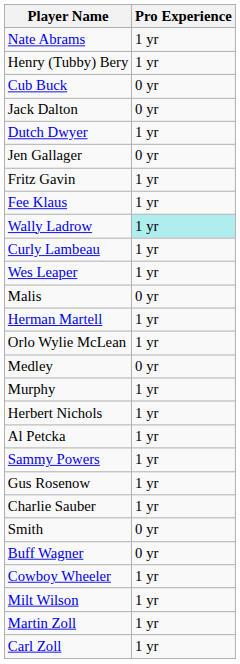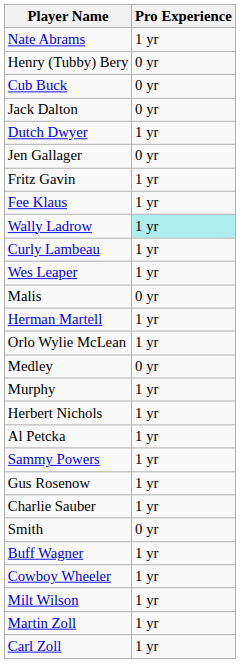(147, 62) 1 yr -> (147, 62) 0 yr
(147, 553) 0 yr -> (147, 553) 1 yr
